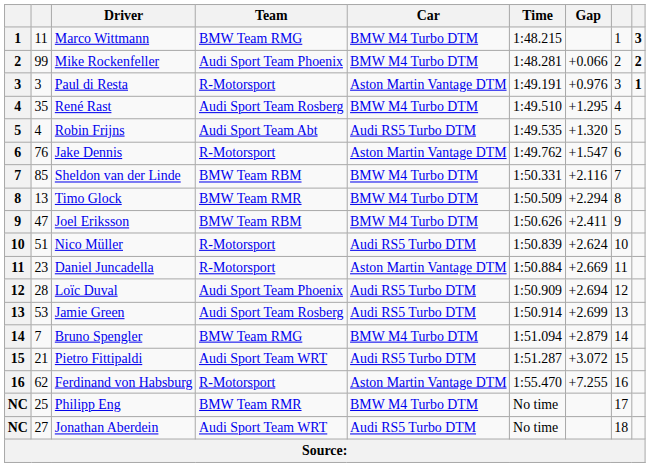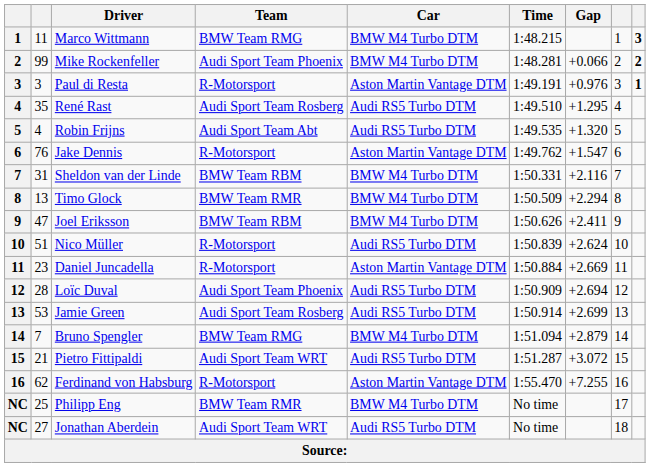(414, 107) BMW M4 Turbo DTM -> (413, 107) Audi RS5 Turbo DTM
(41, 175) 85 -> (41, 175) 31
